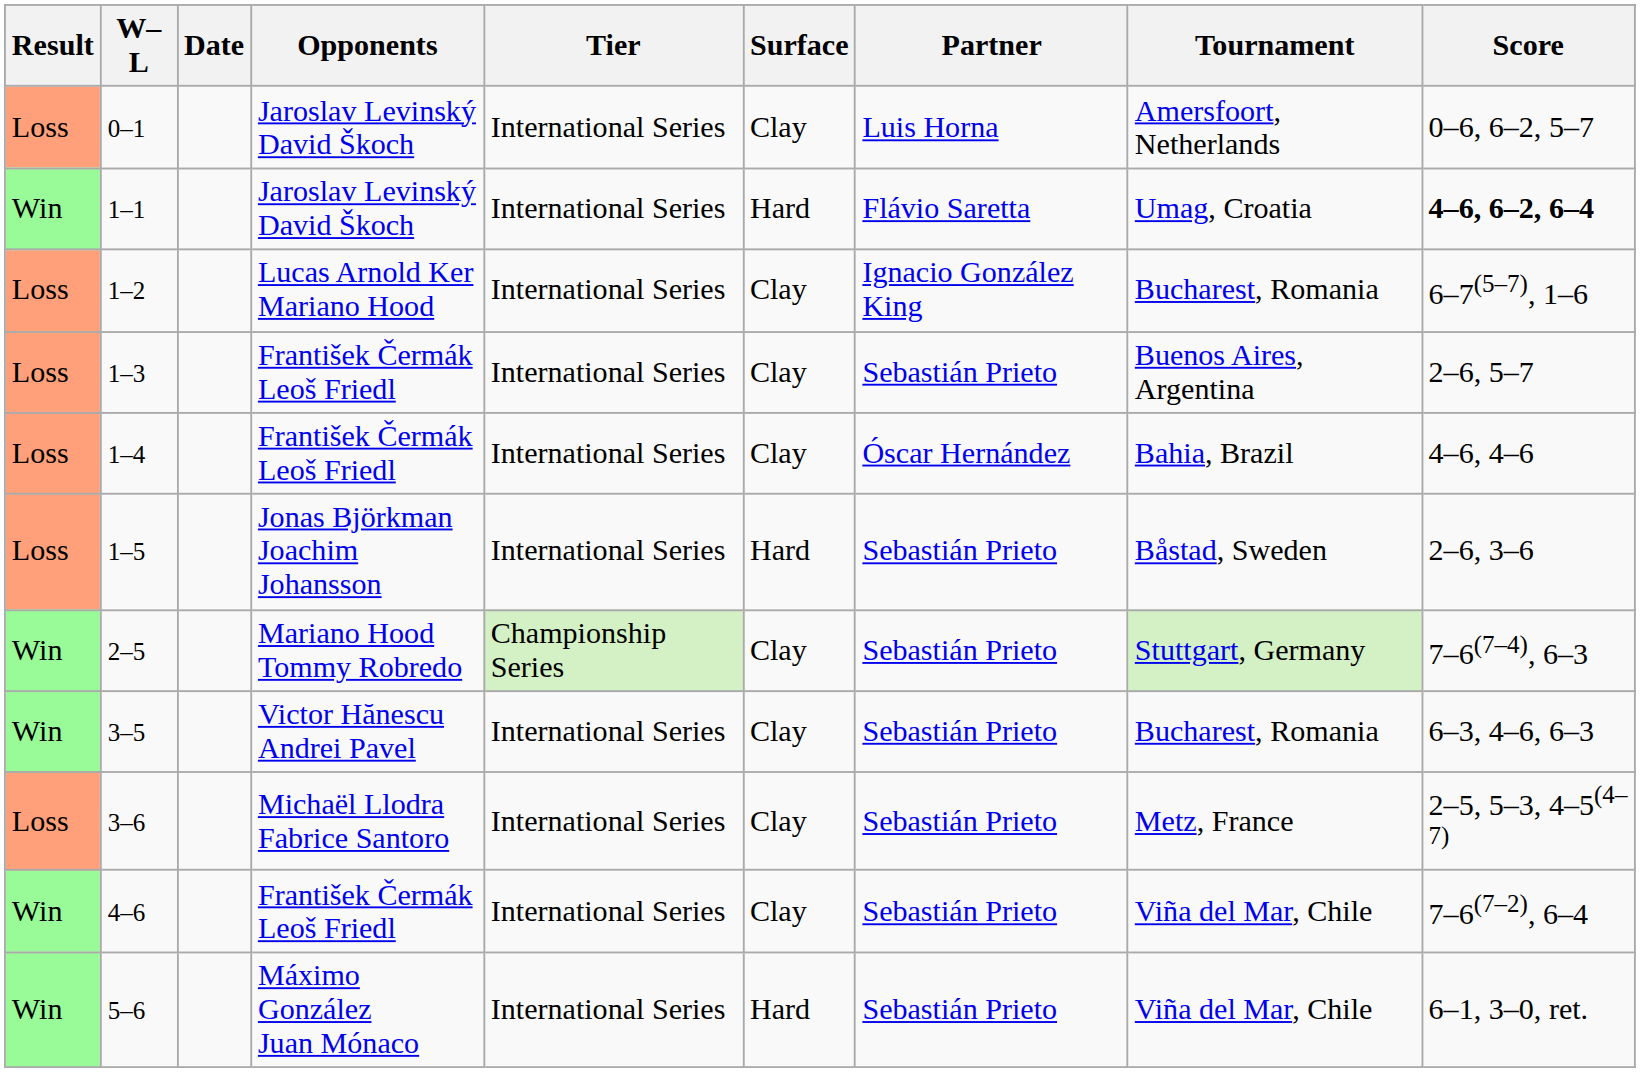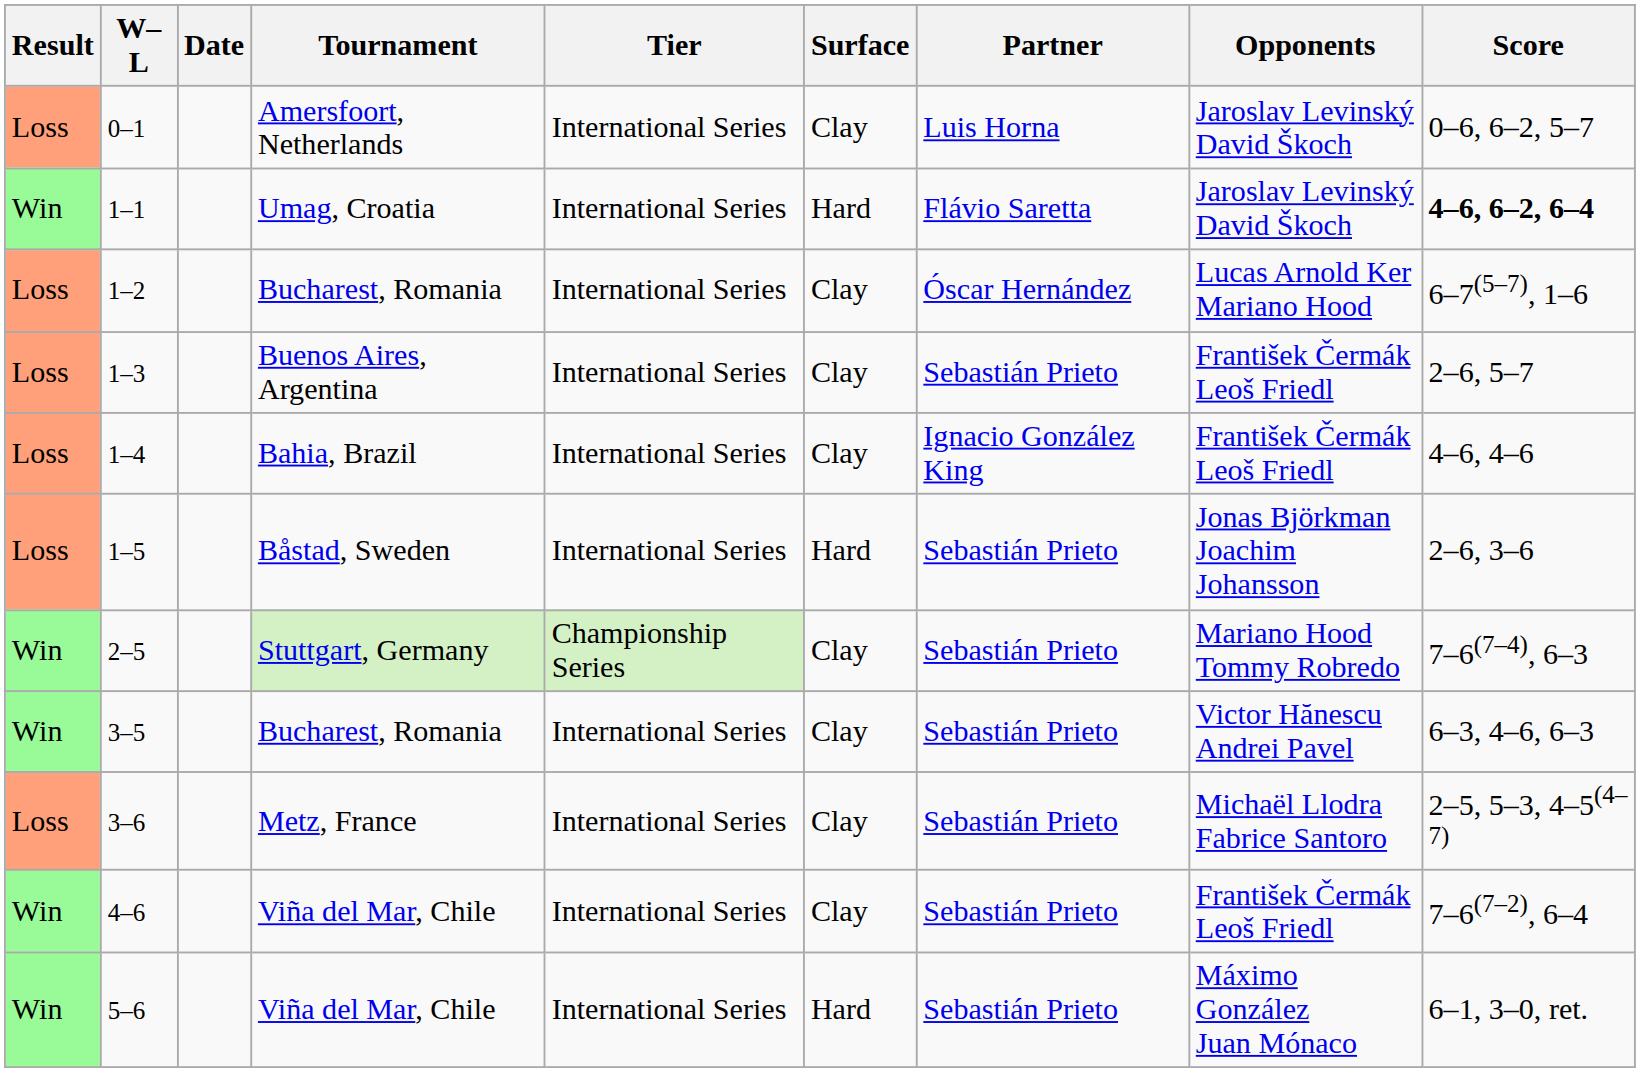columns swapped: (1275, 45) <-> (367, 45)
(968, 289) Ignacio González King -> (1027, 289) Óscar Hernández
(966, 452) Óscar Hernández -> (1029, 452) Ignacio González King
